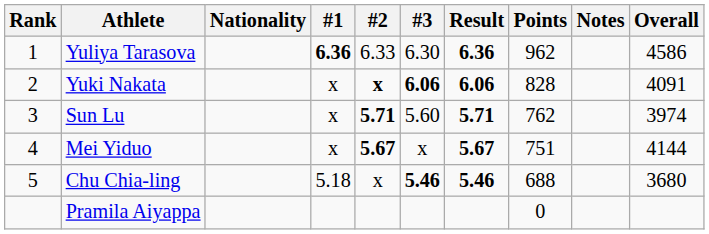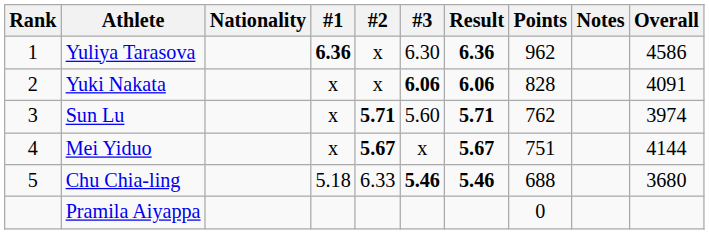(378, 52) 6.33 -> (378, 52) x
(378, 84) bold -> (378, 84) normal
(378, 180) x -> (378, 180) 6.33
